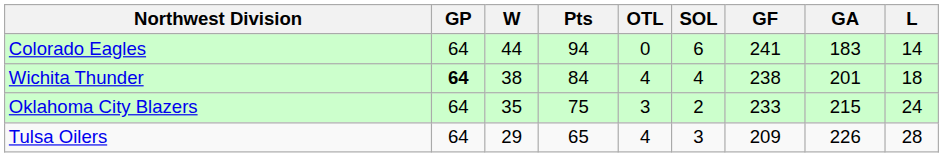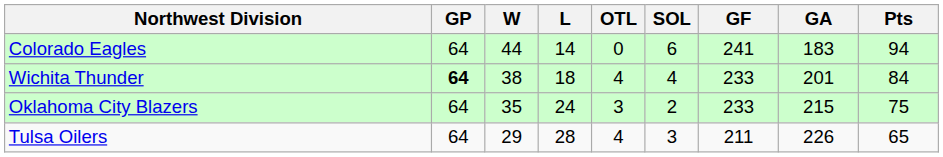columns swapped: (912, 19) <-> (578, 19)
(765, 78) 238 -> (739, 78) 233
(765, 136) 209 -> (739, 136) 211
